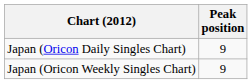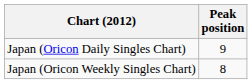(223, 68) 9 -> (223, 68) 8
